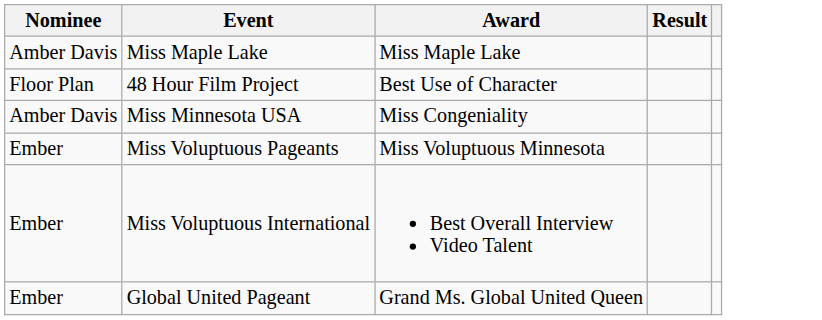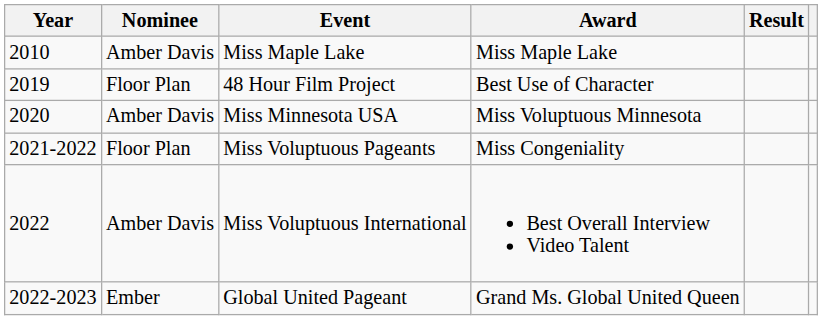+ column: (53, 20)
(454, 116) Miss Congeniality -> (589, 116) Miss Voluptuous Minnesota
(36, 148) Ember -> (148, 148) Floor Plan
(492, 148) Miss Voluptuous Minnesota -> (550, 148) Miss Congeniality
(36, 223) Ember -> (160, 223) Amber Davis
